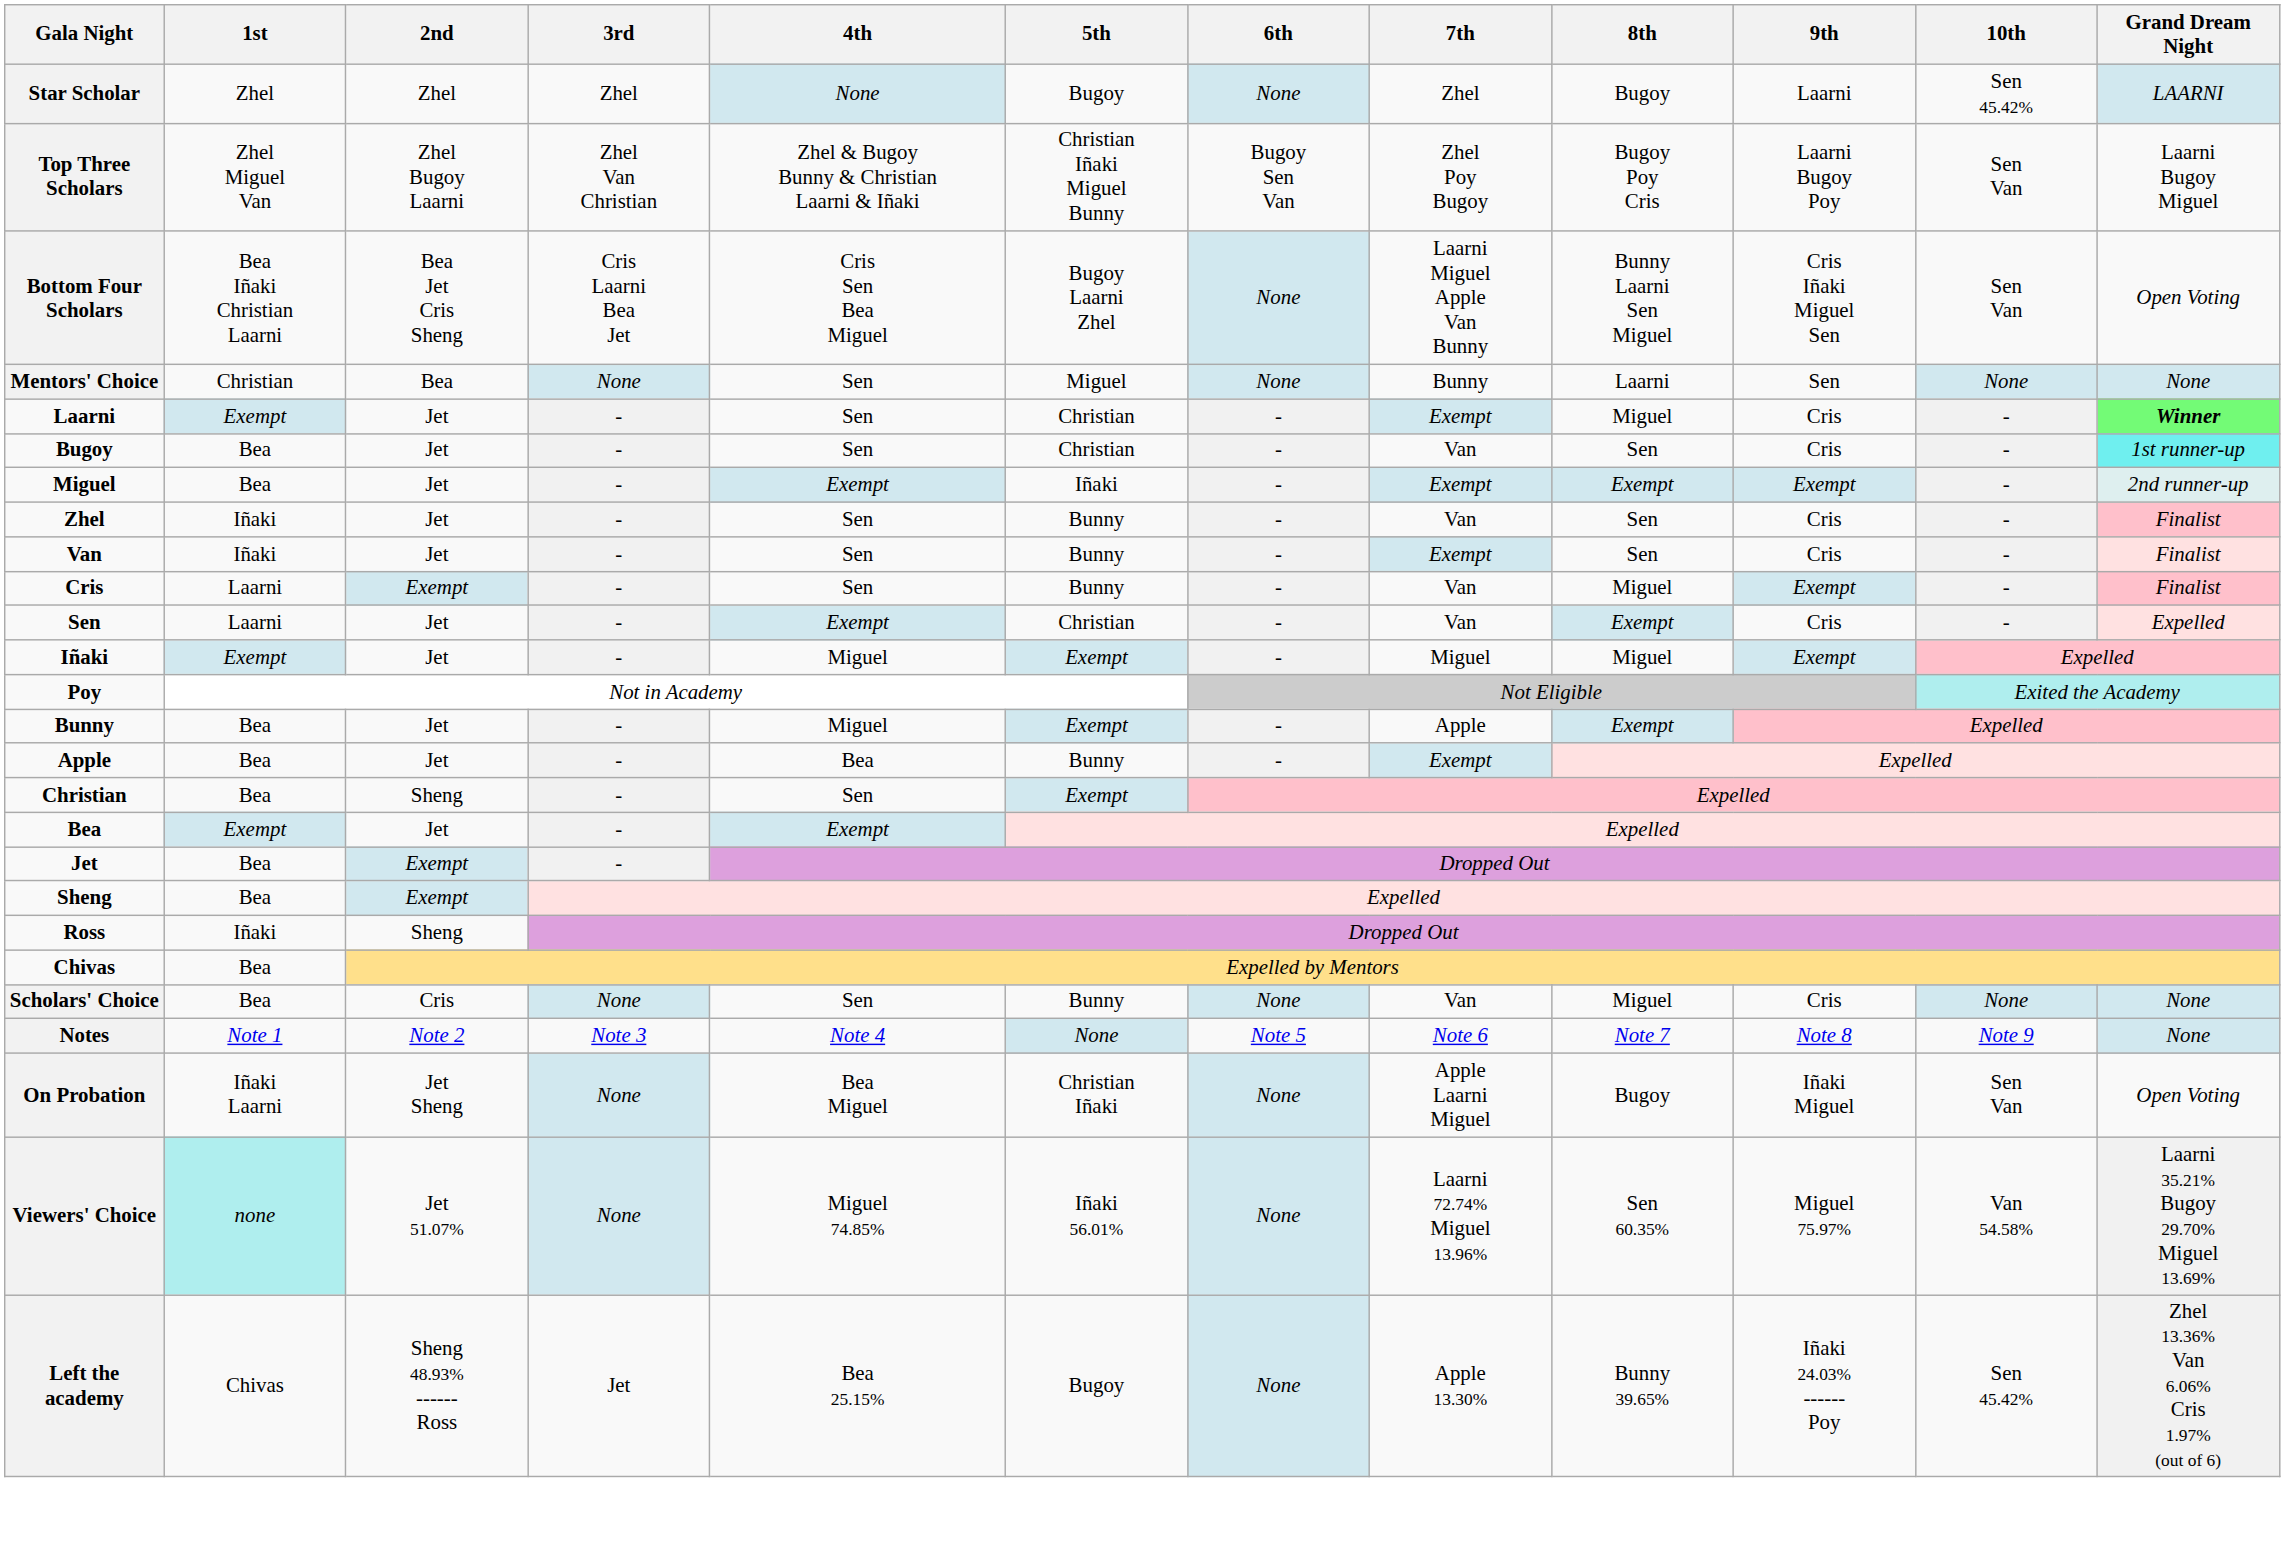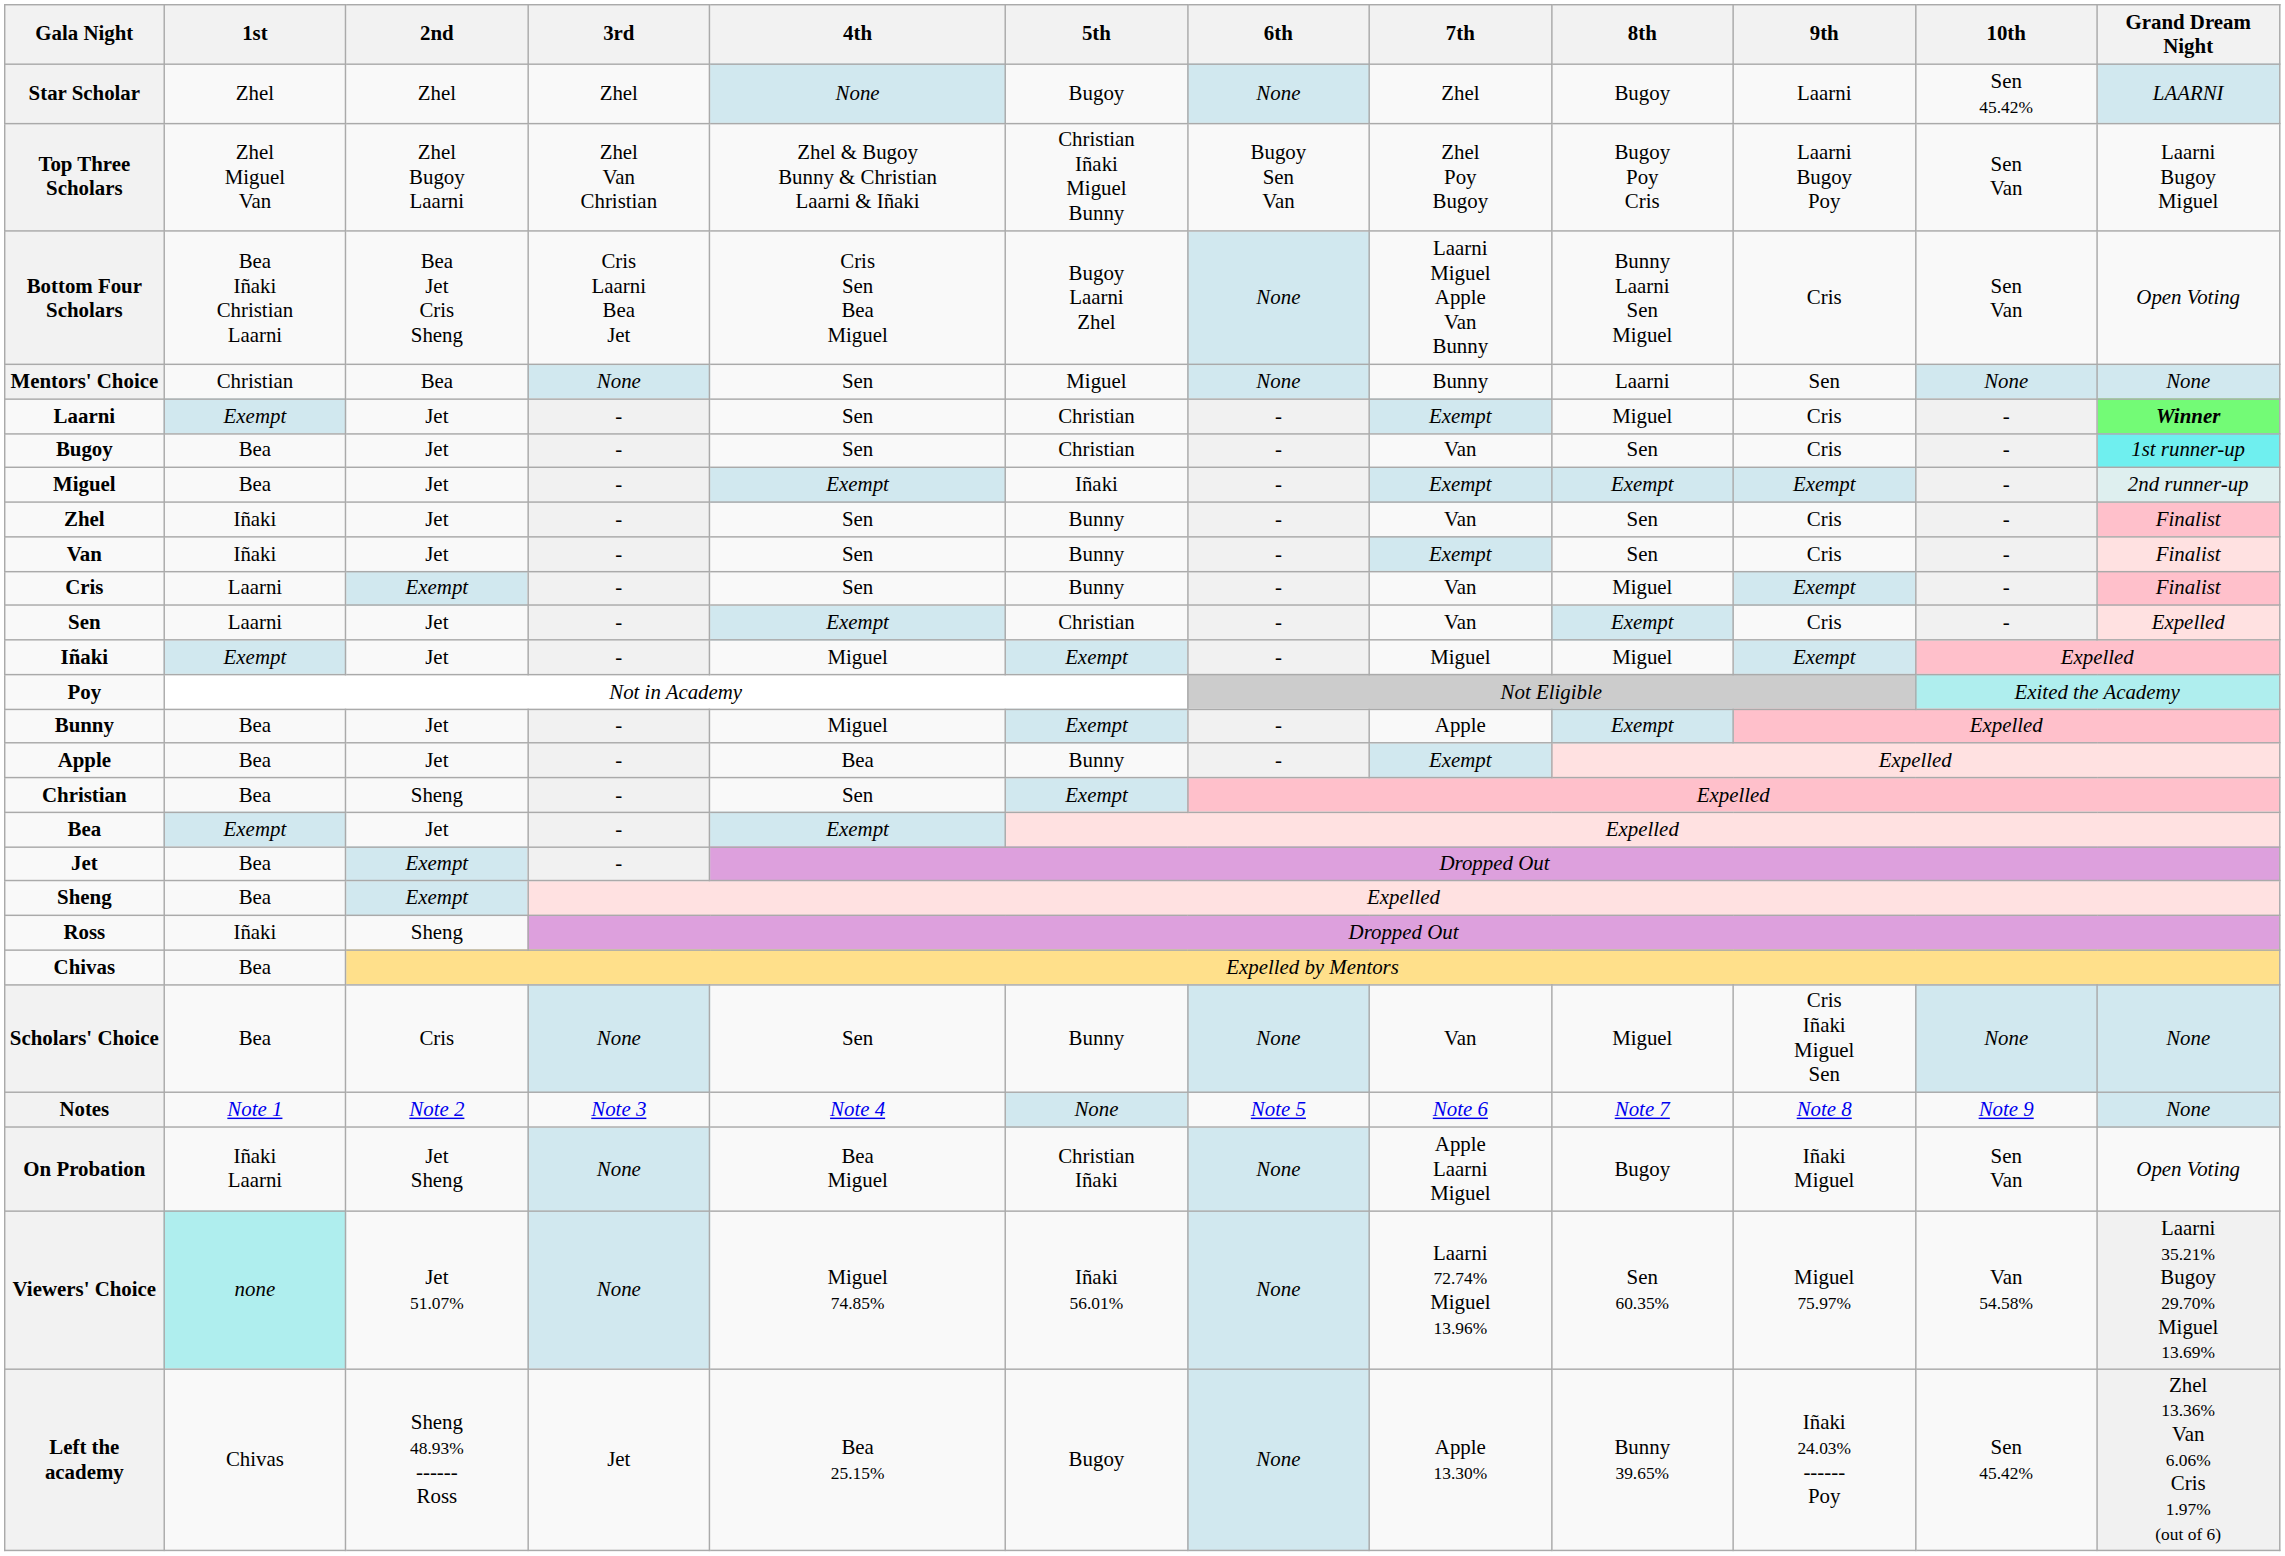(1824, 297) Cris Iñaki Miguel Sen -> (1824, 297) Cris
(1824, 1001) Cris -> (1824, 1038) Cris Iñaki Miguel Sen
